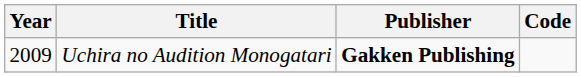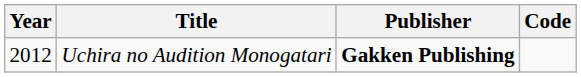(31, 54) 2009 -> (31, 54) 2012
